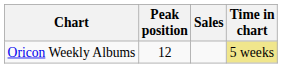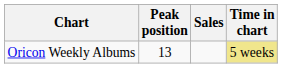(165, 52) 12 -> (165, 52) 13
